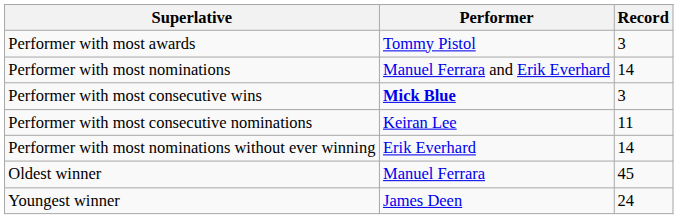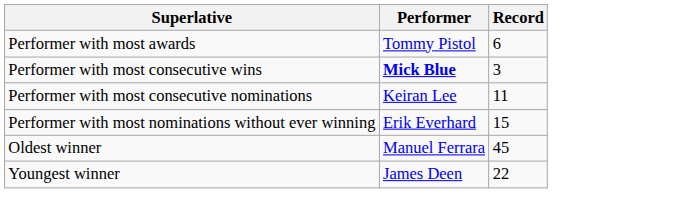(622, 43) 3 -> (497, 43) 6
- row: (119, 69)
(626, 148) 14 -> (501, 122) 15
(626, 200) 24 -> (501, 174) 22
